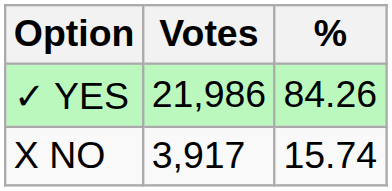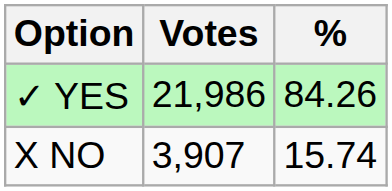(199, 155) 3,917 -> (199, 155) 3,907
